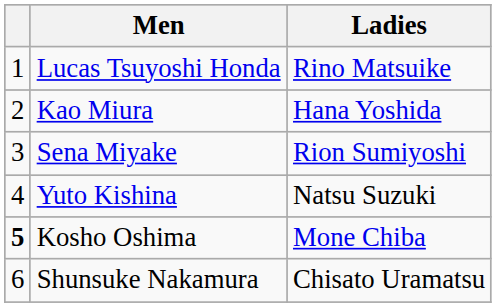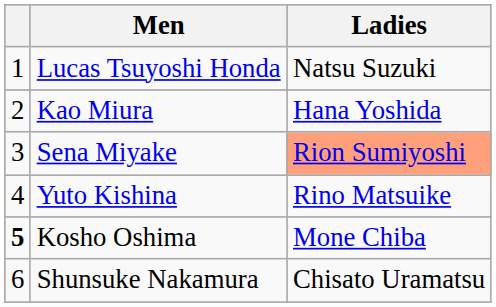(372, 68) Rino Matsuike -> (365, 68) Natsu Suzuki
(380, 152) no background -> (380, 152) lightsalmon background
(365, 195) Natsu Suzuki -> (372, 195) Rino Matsuike
